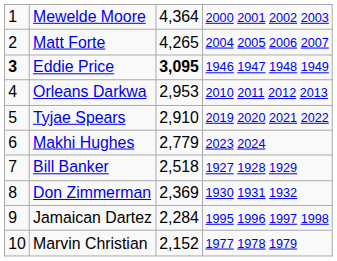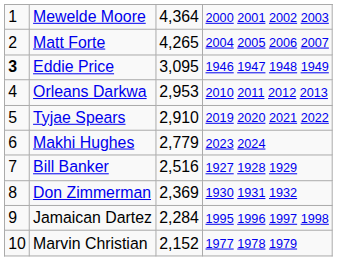(179, 67) bold -> (179, 67) normal
(179, 167) 2,518 -> (179, 167) 2,516
